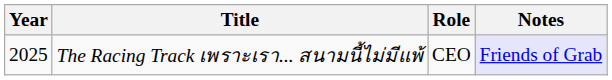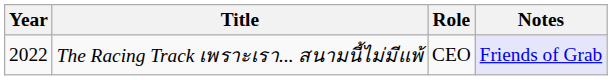(28, 54) 2025 -> (28, 54) 2022
